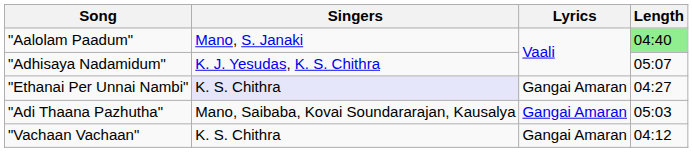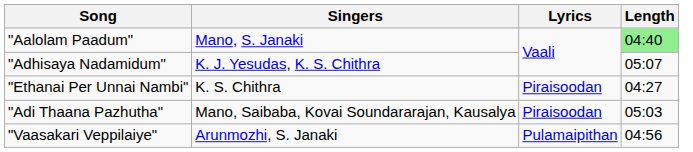(238, 87) lavender background -> (238, 87) no background
(575, 87) Gangai Amaran -> (562, 87) Piraisoodan
(575, 111) Gangai Amaran -> (562, 111) Piraisoodan
+ row: (83, 135)
- row: (74, 135)
